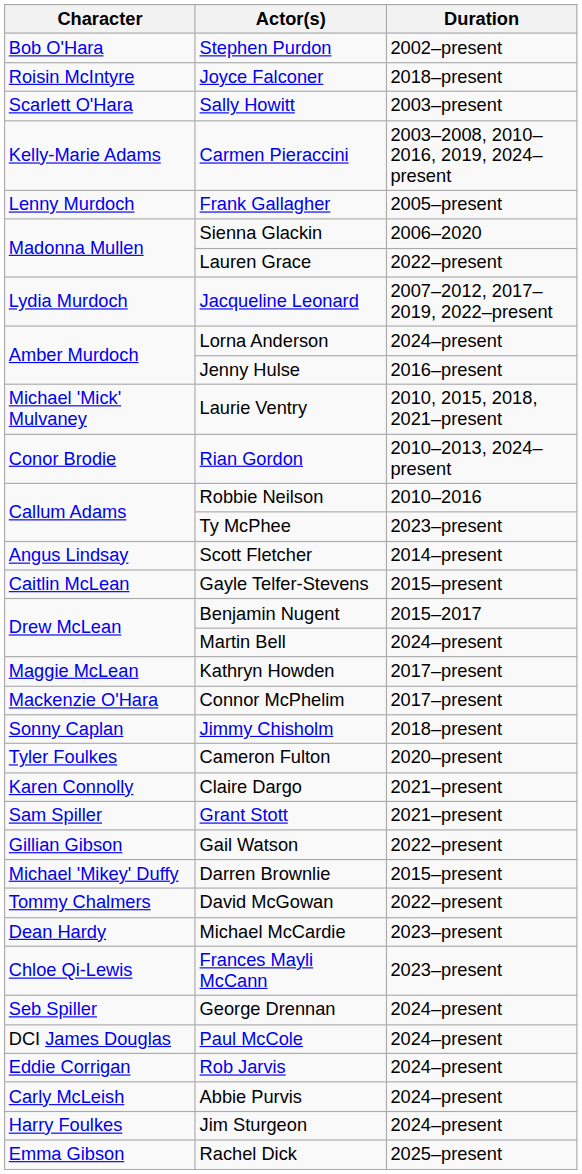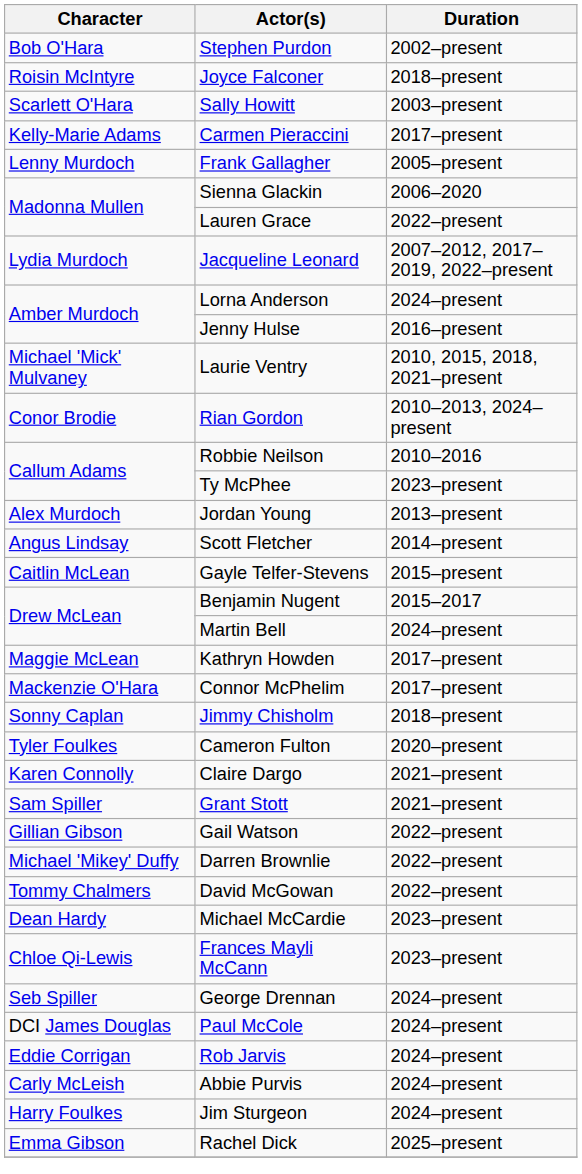(466, 155) 2003–2008, 2010–2016, 2019, 2024–present -> (446, 134) 2017–present
+ row: (255, 514)
(446, 873) 2015–present -> (446, 861) 2022–present
